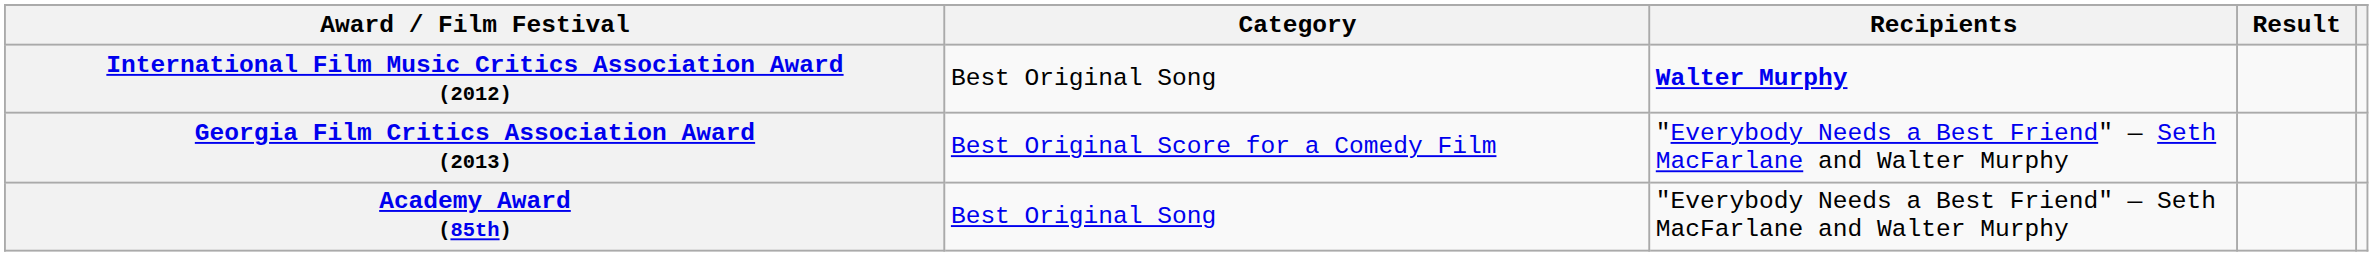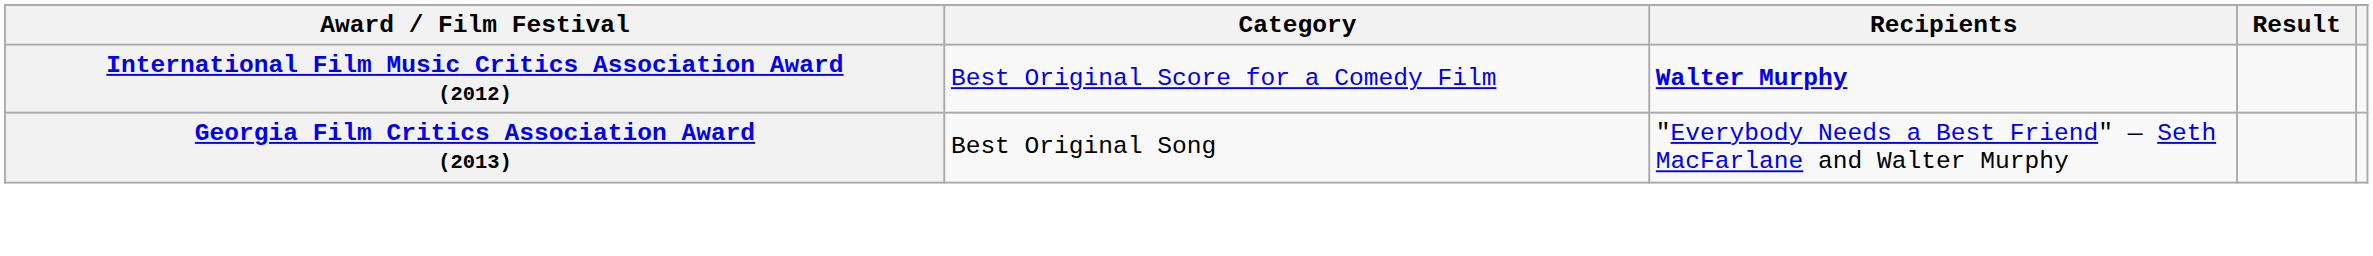(1084, 79) Best Original Song -> (1224, 79) Best Original Score for a Comedy Film
(1224, 148) Best Original Score for a Comedy Film -> (1084, 148) Best Original Song
- row: (475, 215)
